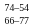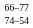rows swapped: (17, 7) <-> (17, 21)
